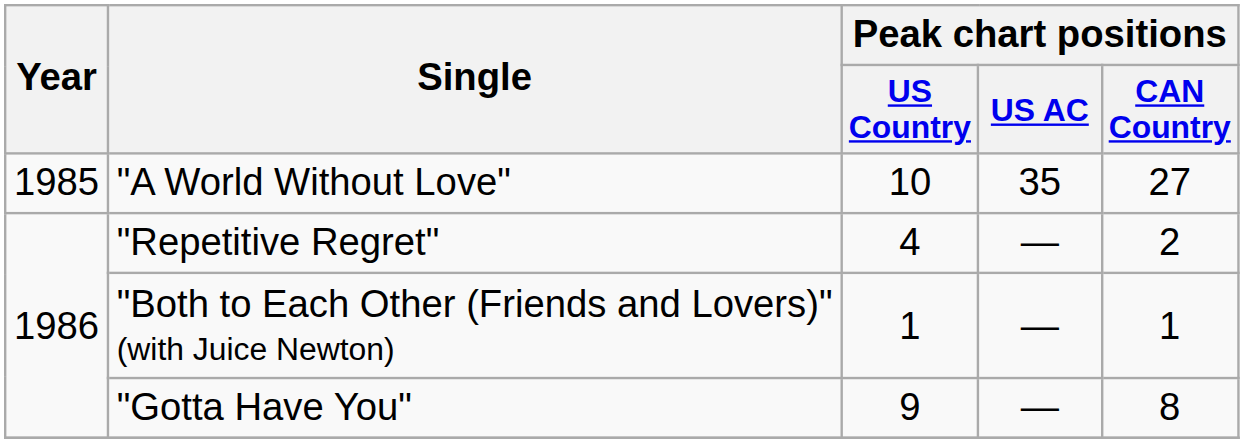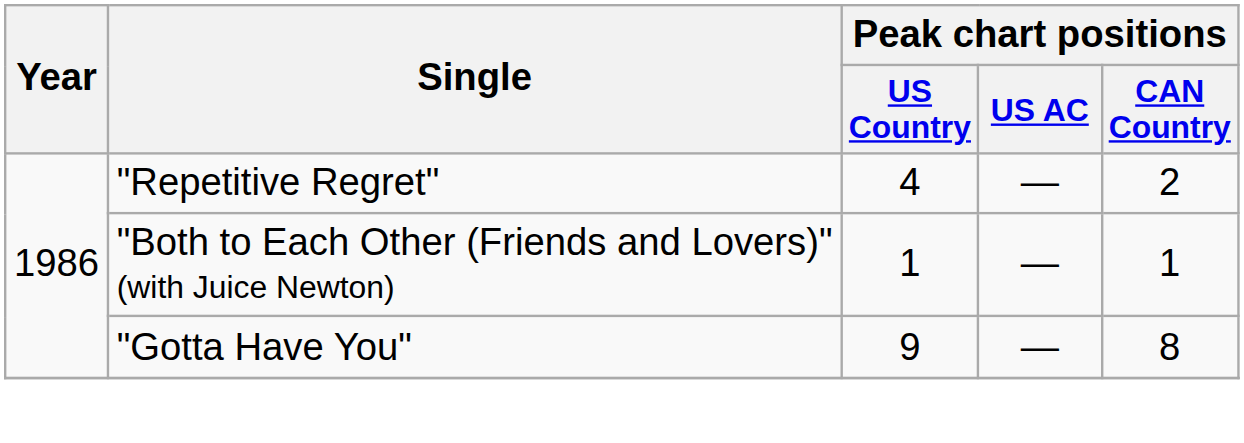- row: (314, 182)
